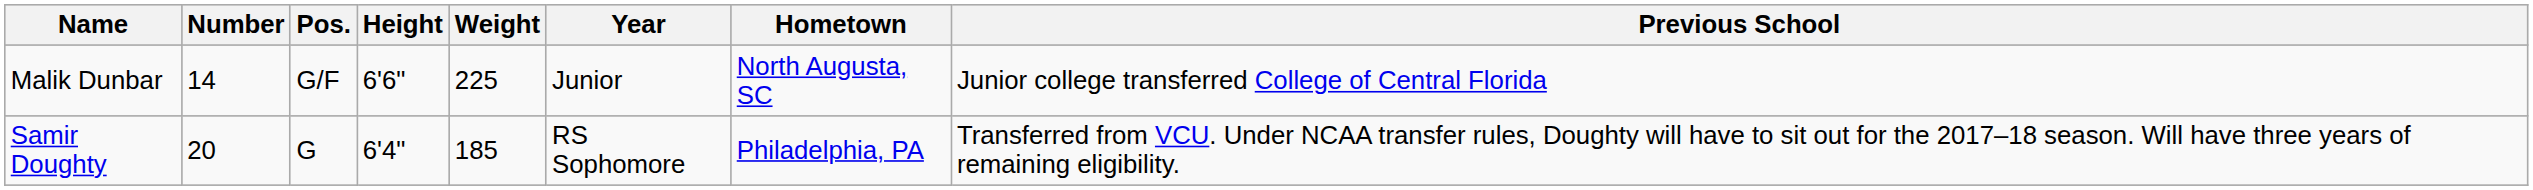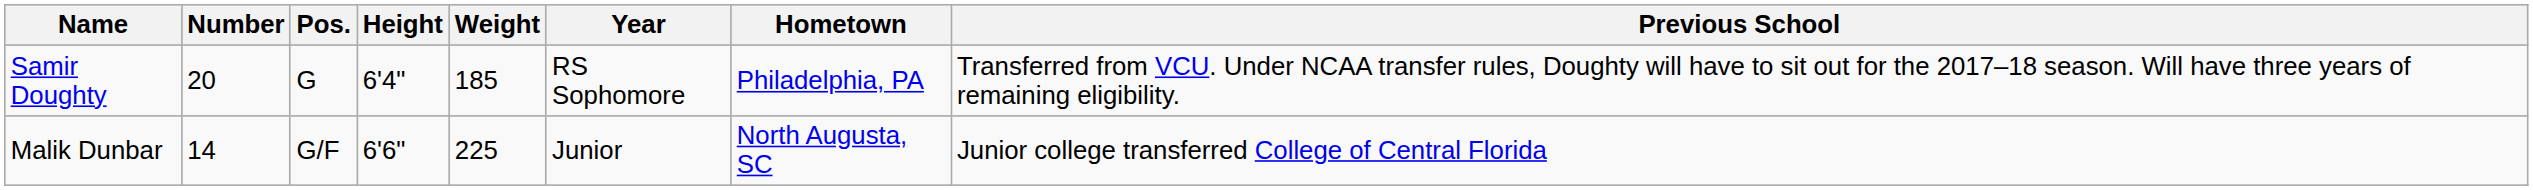rows swapped: (87, 80) <-> (59, 150)
